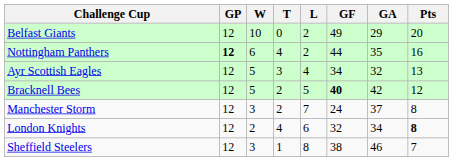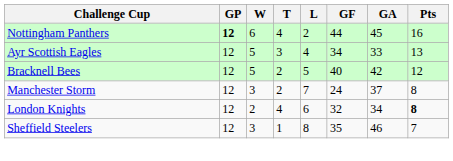- row: (41, 33)
(376, 52) 35 -> (376, 33) 45
(376, 71) 32 -> (376, 52) 33
(336, 90) bold -> (336, 71) normal
(336, 147) 38 -> (336, 128) 35
